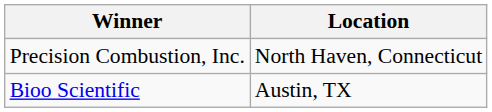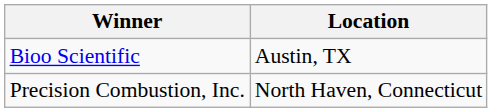rows swapped: (75, 90) <-> (127, 55)
